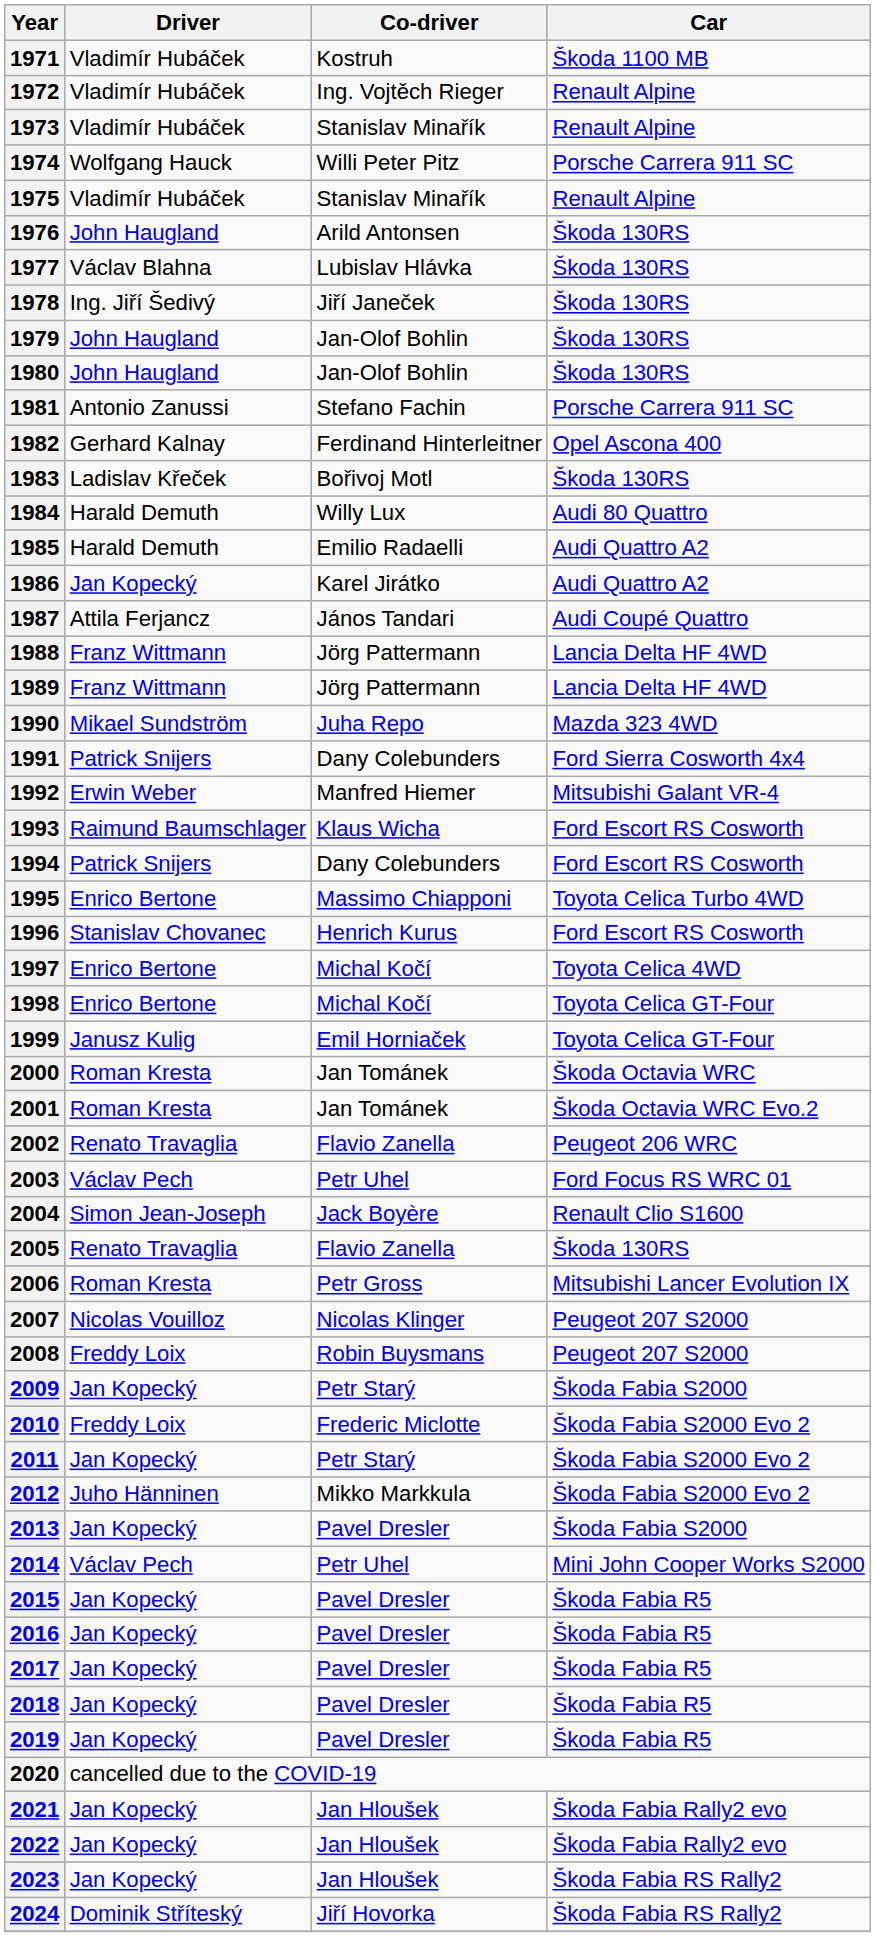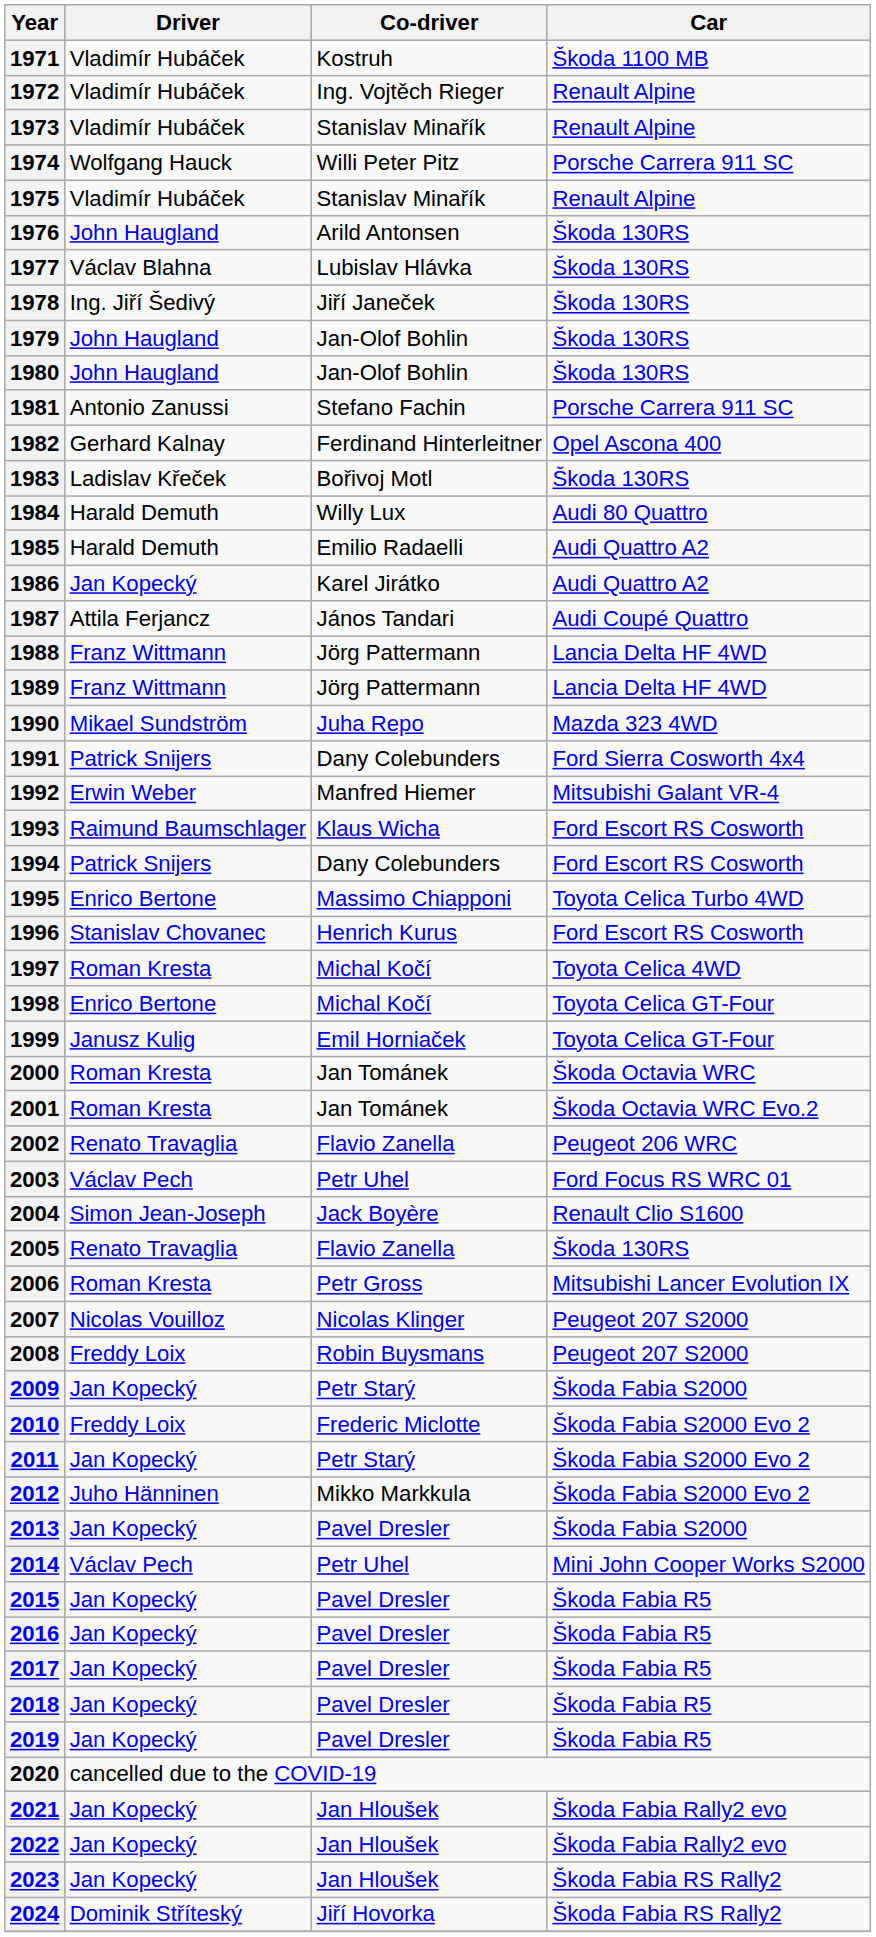(143, 969) Enrico Bertone -> (140, 969) Roman Kresta
